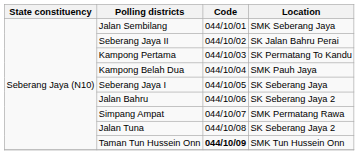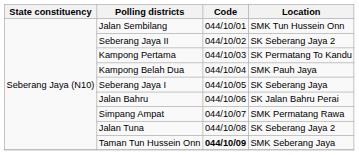(293, 26) SMK Seberang Jaya -> (297, 26) SMK Tun Hussein Onn
(295, 40) SK Jalan Bahru Perai -> (293, 40) SK Seberang Jaya 2
(293, 99) SK Seberang Jaya 2 -> (295, 99) SK Jalan Bahru Perai
(297, 142) SMK Tun Hussein Onn -> (293, 142) SMK Seberang Jaya
